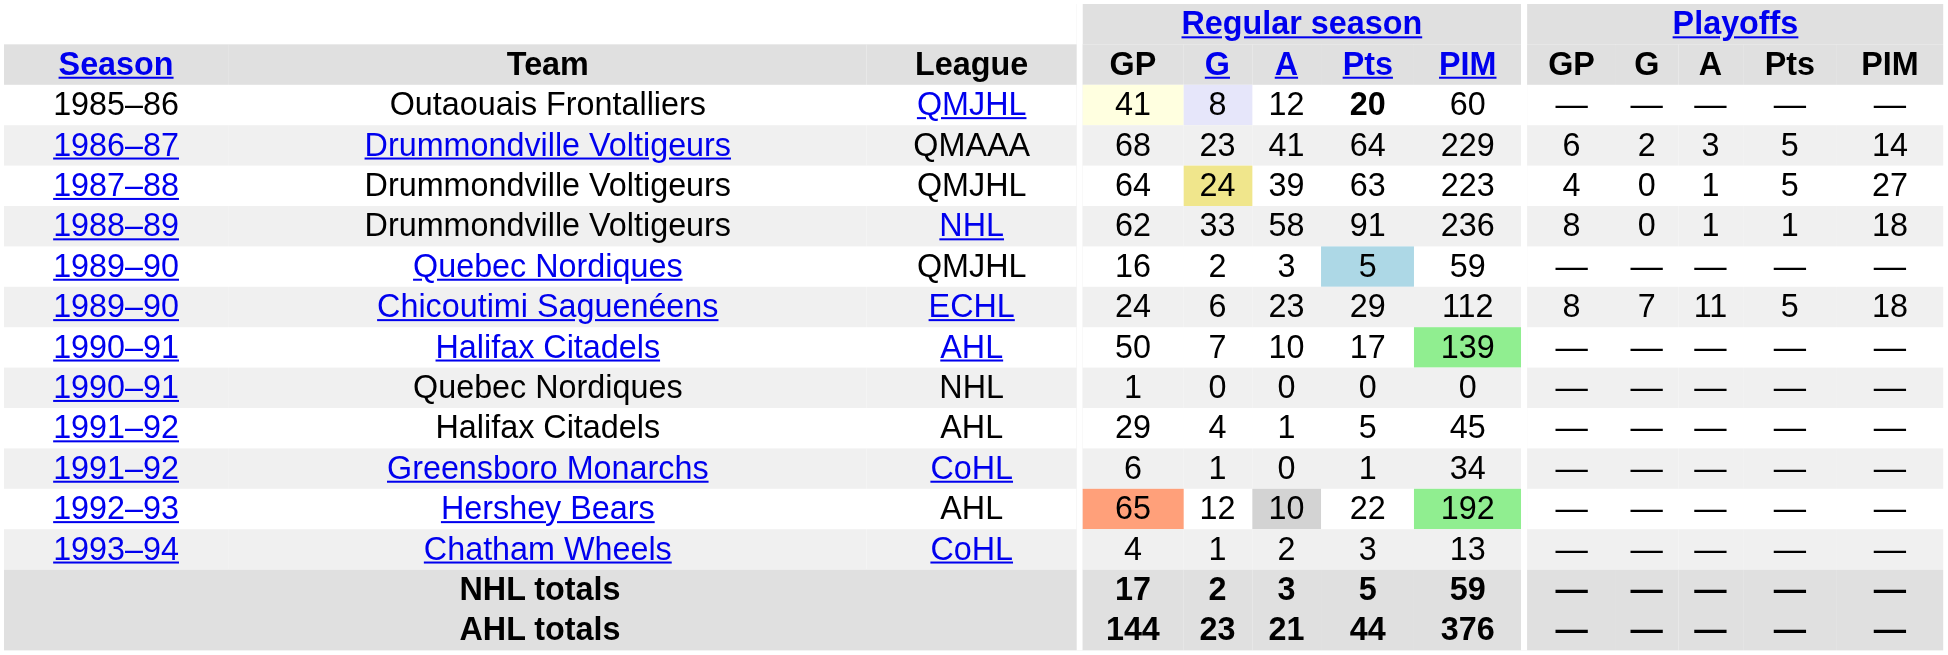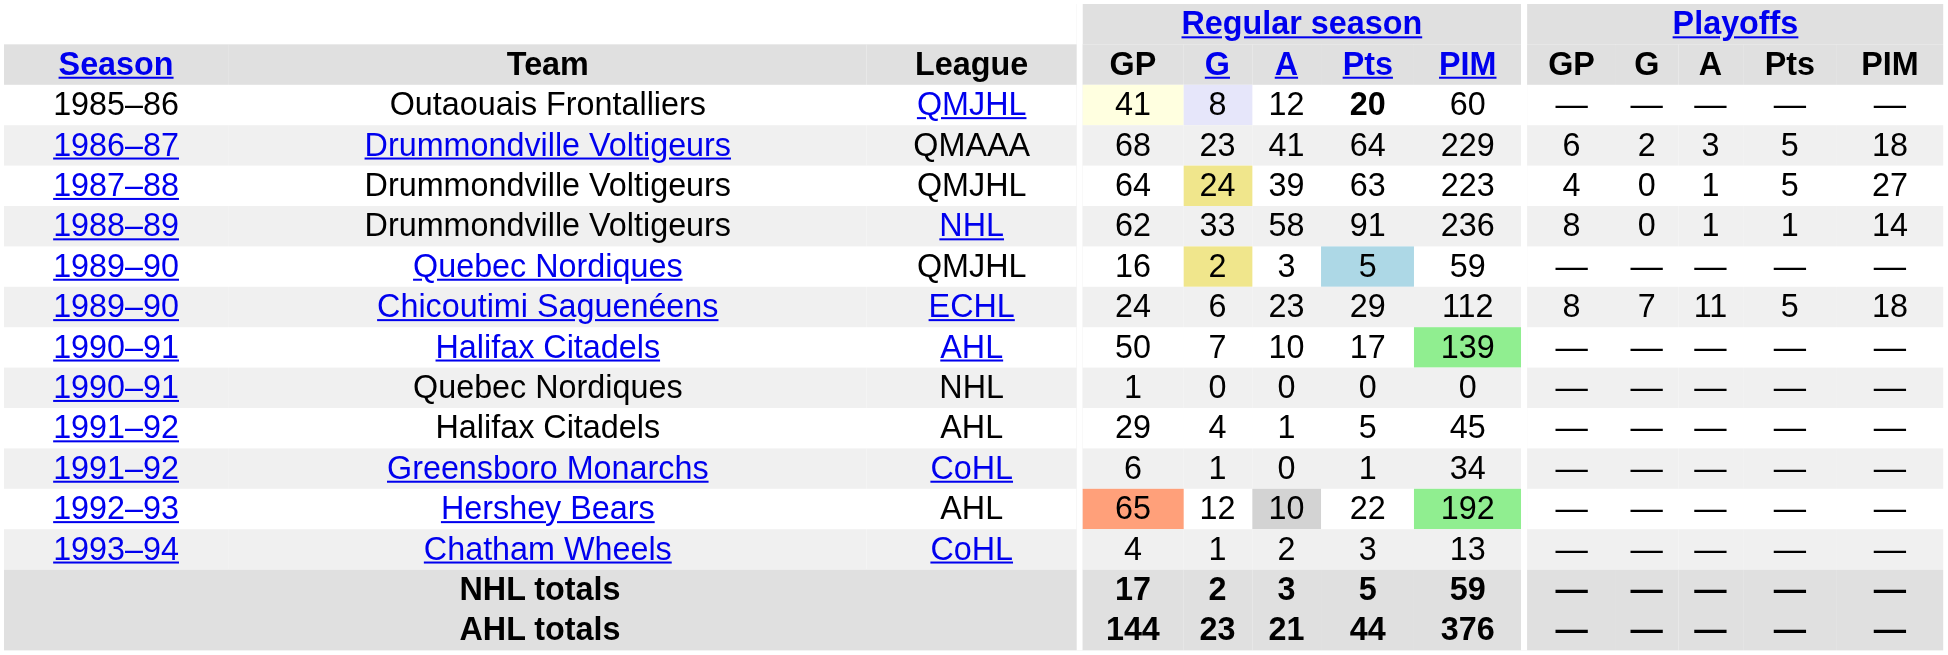(1890, 144) 14 -> (1890, 144) 18
(1890, 225) 18 -> (1890, 225) 14
(1217, 266) no background -> (1217, 266) khaki background
